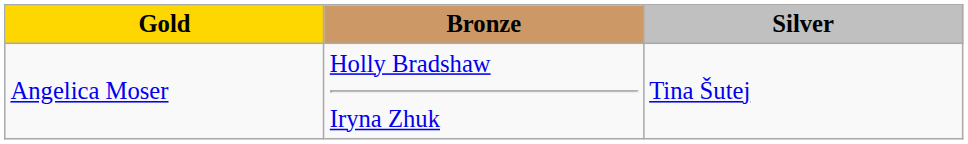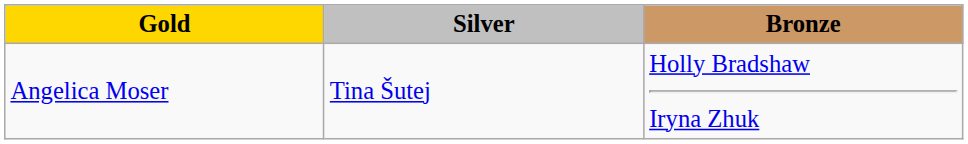columns swapped: (803, 24) <-> (484, 24)
